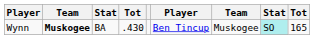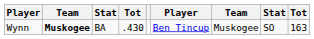(269, 27) paleturquoise background -> (269, 27) no background
(299, 27) 165 -> (299, 27) 163
